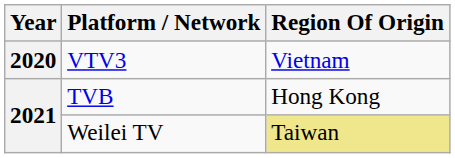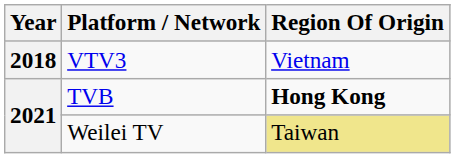(33, 59) 2020 -> (33, 59) 2018
(326, 96) normal -> (328, 96) bold
